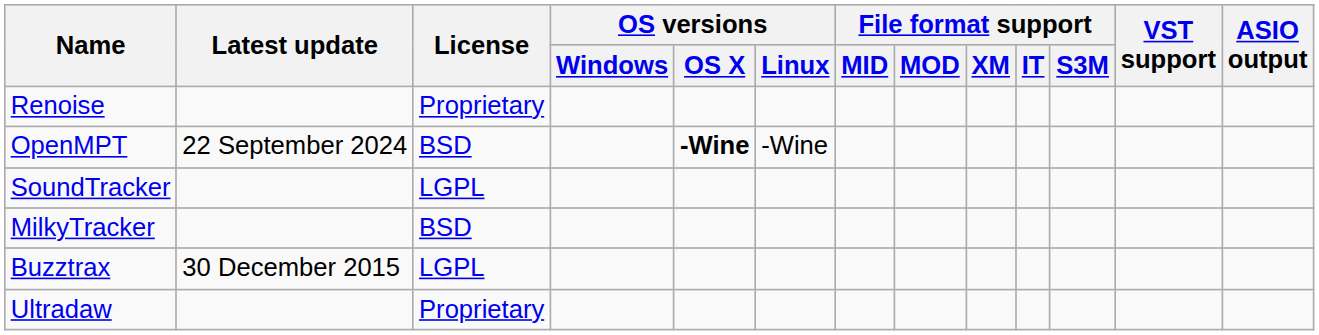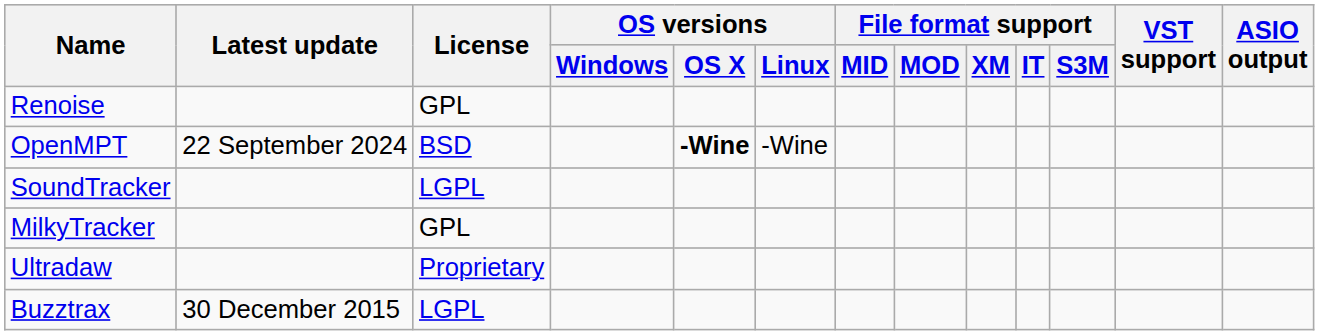(482, 106) Proprietary -> (445, 106) GPL
(445, 227) BSD -> (445, 227) GPL
rows swapped: (61, 268) <-> (61, 308)
